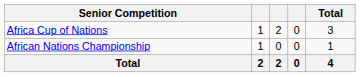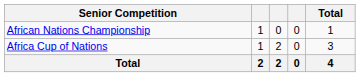rows swapped: (57, 30) <-> (78, 47)
